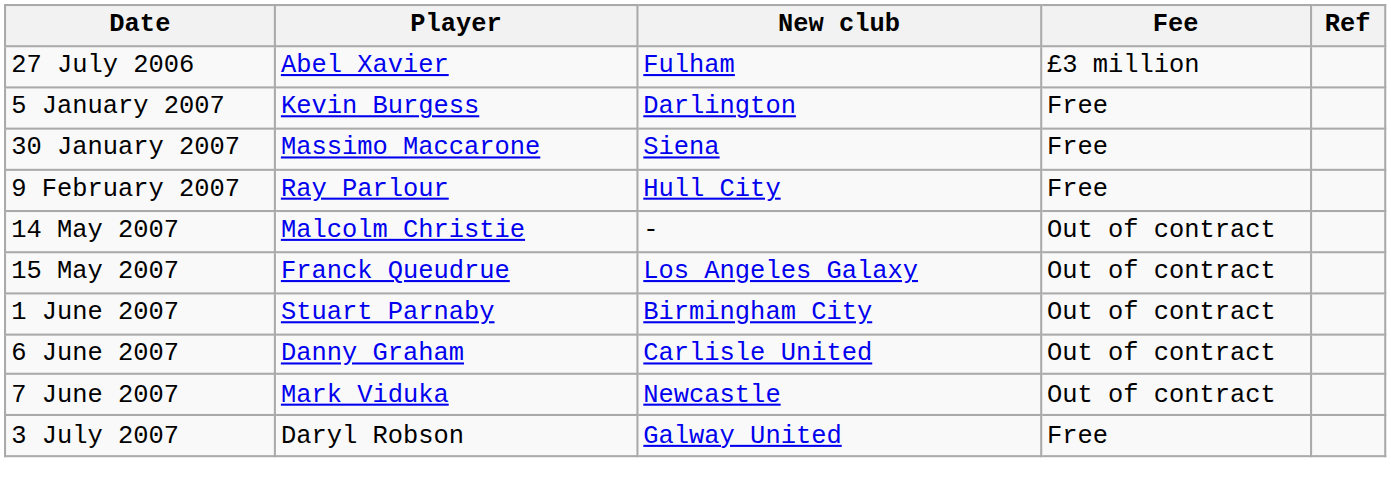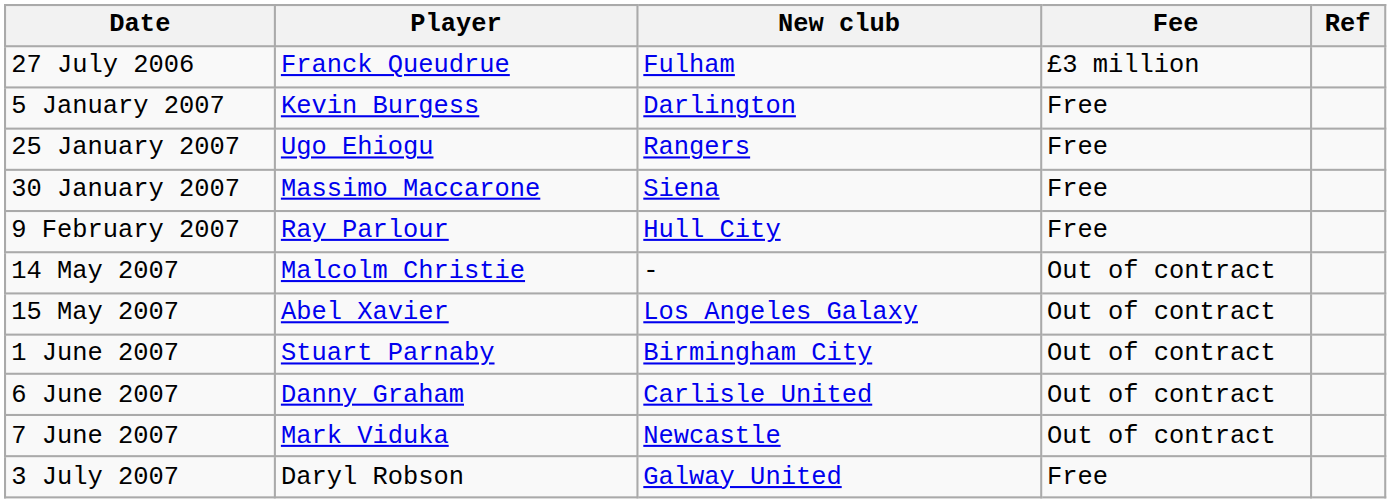(365, 67) Abel Xavier -> (395, 67) Franck Queudrue
+ row: (126, 149)
(395, 272) Franck Queudrue -> (365, 313) Abel Xavier
